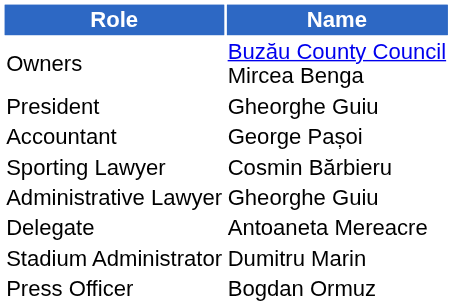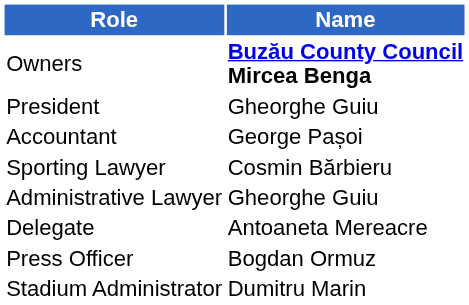(337, 63) normal -> (345, 63) bold
rows swapped: (70, 288) <-> (114, 258)
